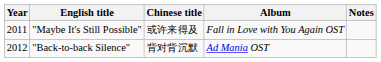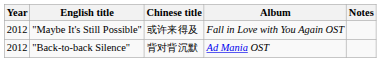(17, 30) 2011 -> (17, 30) 2012
